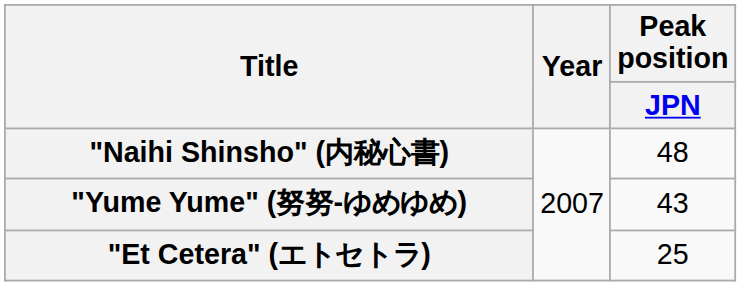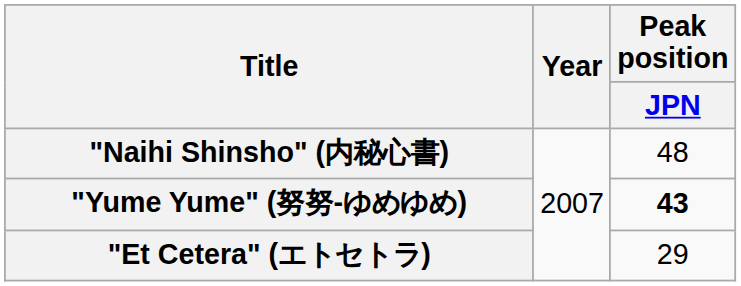(673, 203) normal -> (673, 203) bold
(673, 254) 25 -> (673, 254) 29
